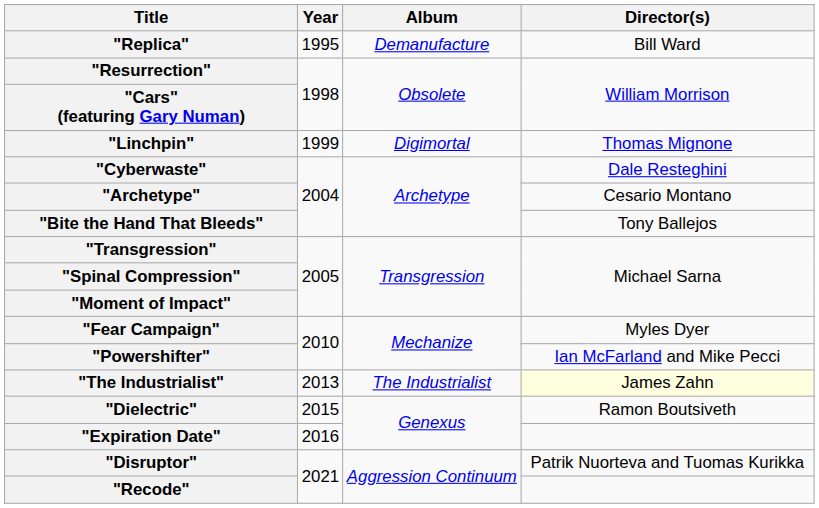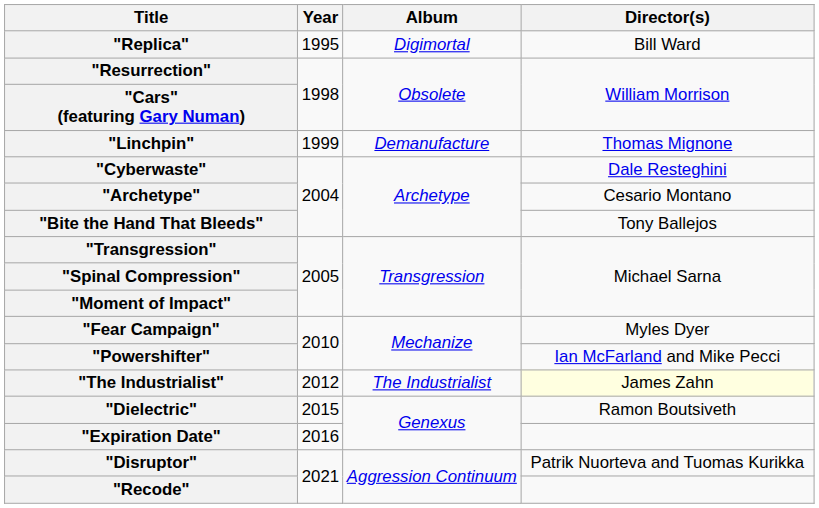(432, 44) Demanufacture -> (432, 44) Digimortal
(432, 143) Digimortal -> (432, 143) Demanufacture
(320, 383) 2013 -> (320, 383) 2012
